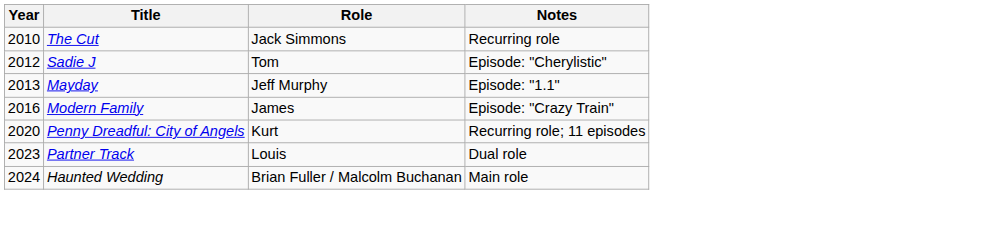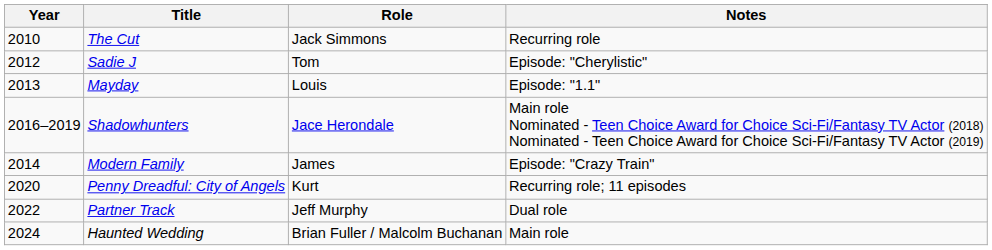(289, 85) Jeff Murphy -> (309, 85) Louis
+ row: (138, 124)
(24, 108) 2016 -> (24, 164) 2014
(24, 154) 2023 -> (24, 210) 2022
(269, 154) Louis -> (330, 210) Jeff Murphy
